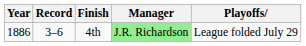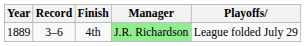(19, 32) 1886 -> (19, 32) 1889
